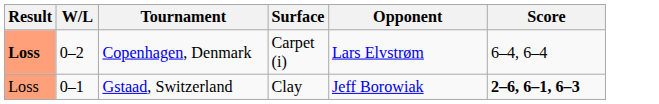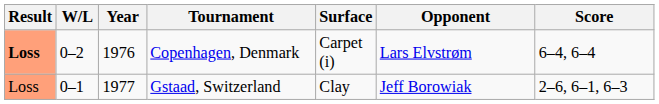+ column: (123, 17)
(535, 86) bold -> (583, 86) normal
